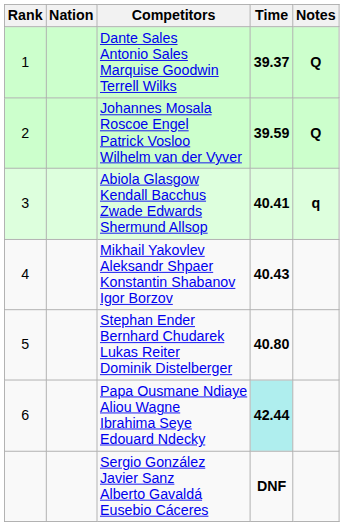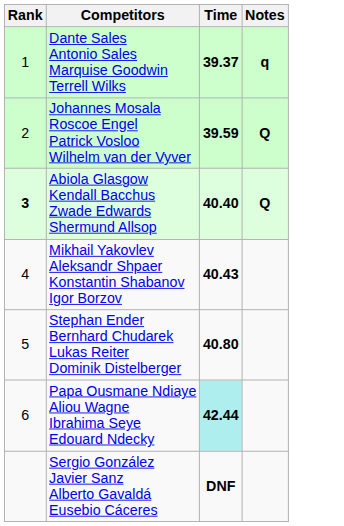- column: (71, 15)
(316, 62) Q -> (265, 62) q
(25, 203) normal -> (25, 203) bold
(272, 203) 40.41 -> (221, 203) 40.40
(316, 203) q -> (265, 203) Q
